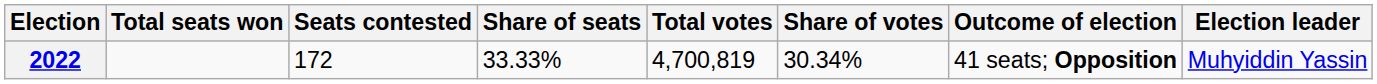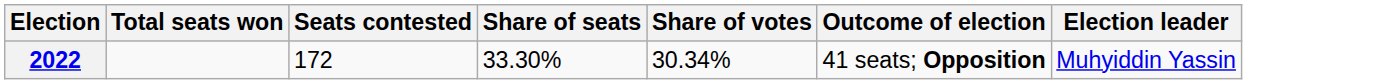- column: (712, 22)
(522, 59) 33.33% -> (522, 59) 33.30%
